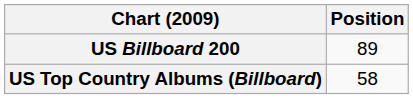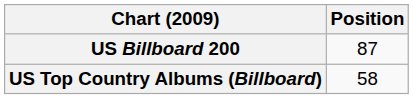(367, 49) 89 -> (367, 49) 87
